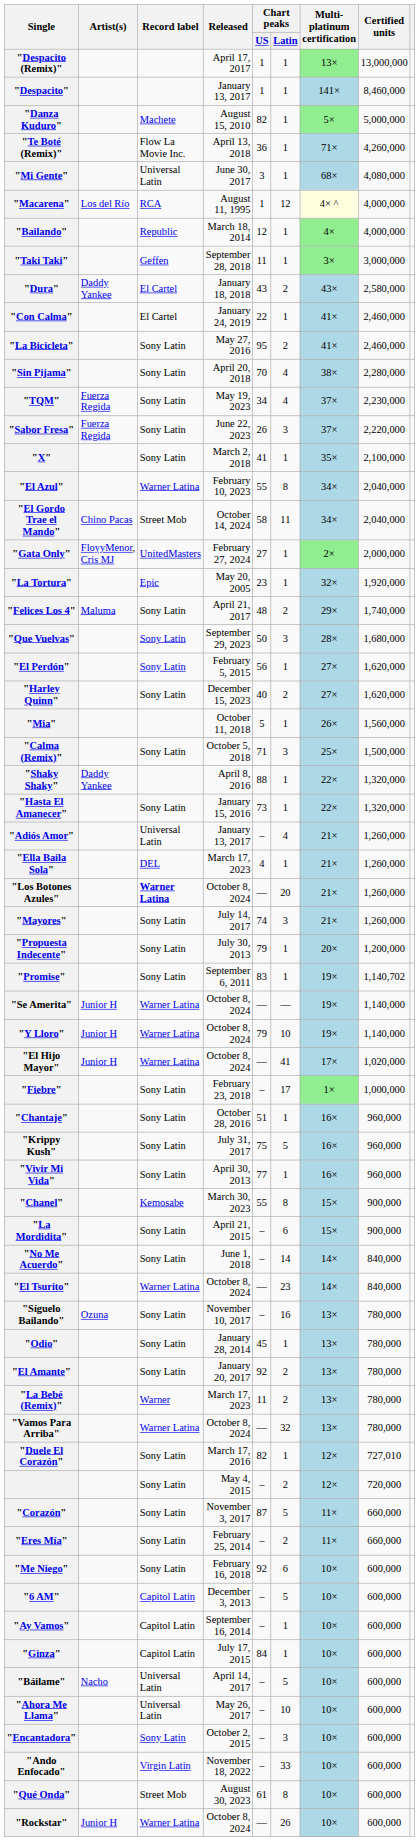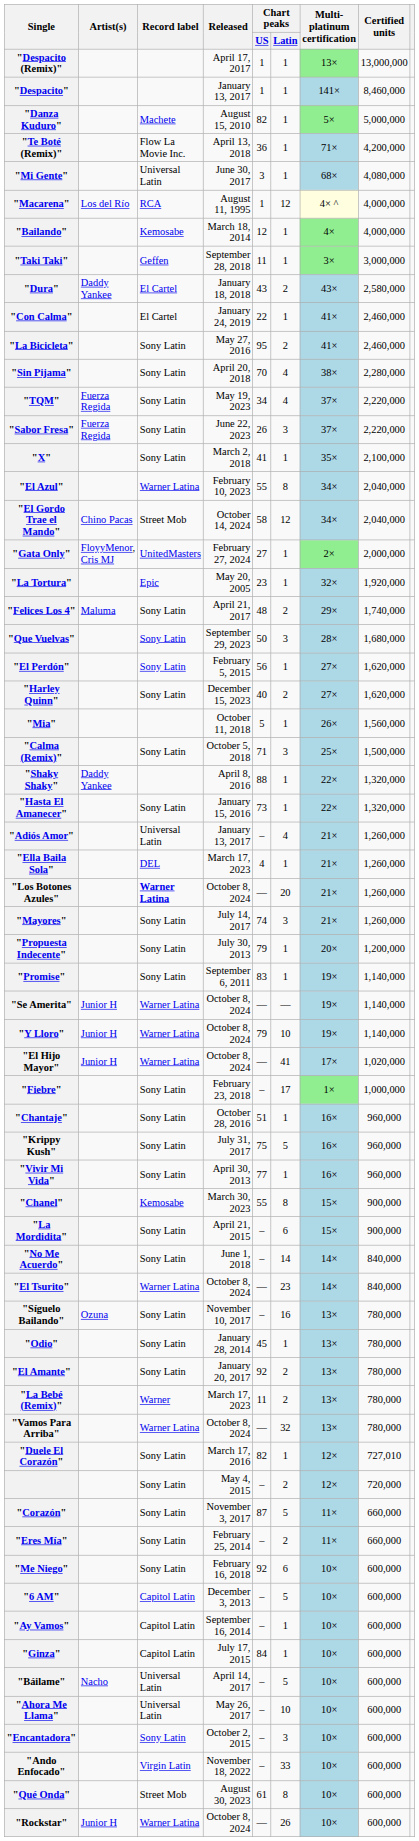(384, 147) 4,260,000 -> (384, 147) 4,200,000
(159, 232) Republic -> (162, 232) Kemosabe
(384, 401) 2,230,000 -> (384, 401) 2,220,000
(285, 520) 11 -> (285, 520) 12
(384, 977) 1,140,702 -> (384, 977) 1,140,000
